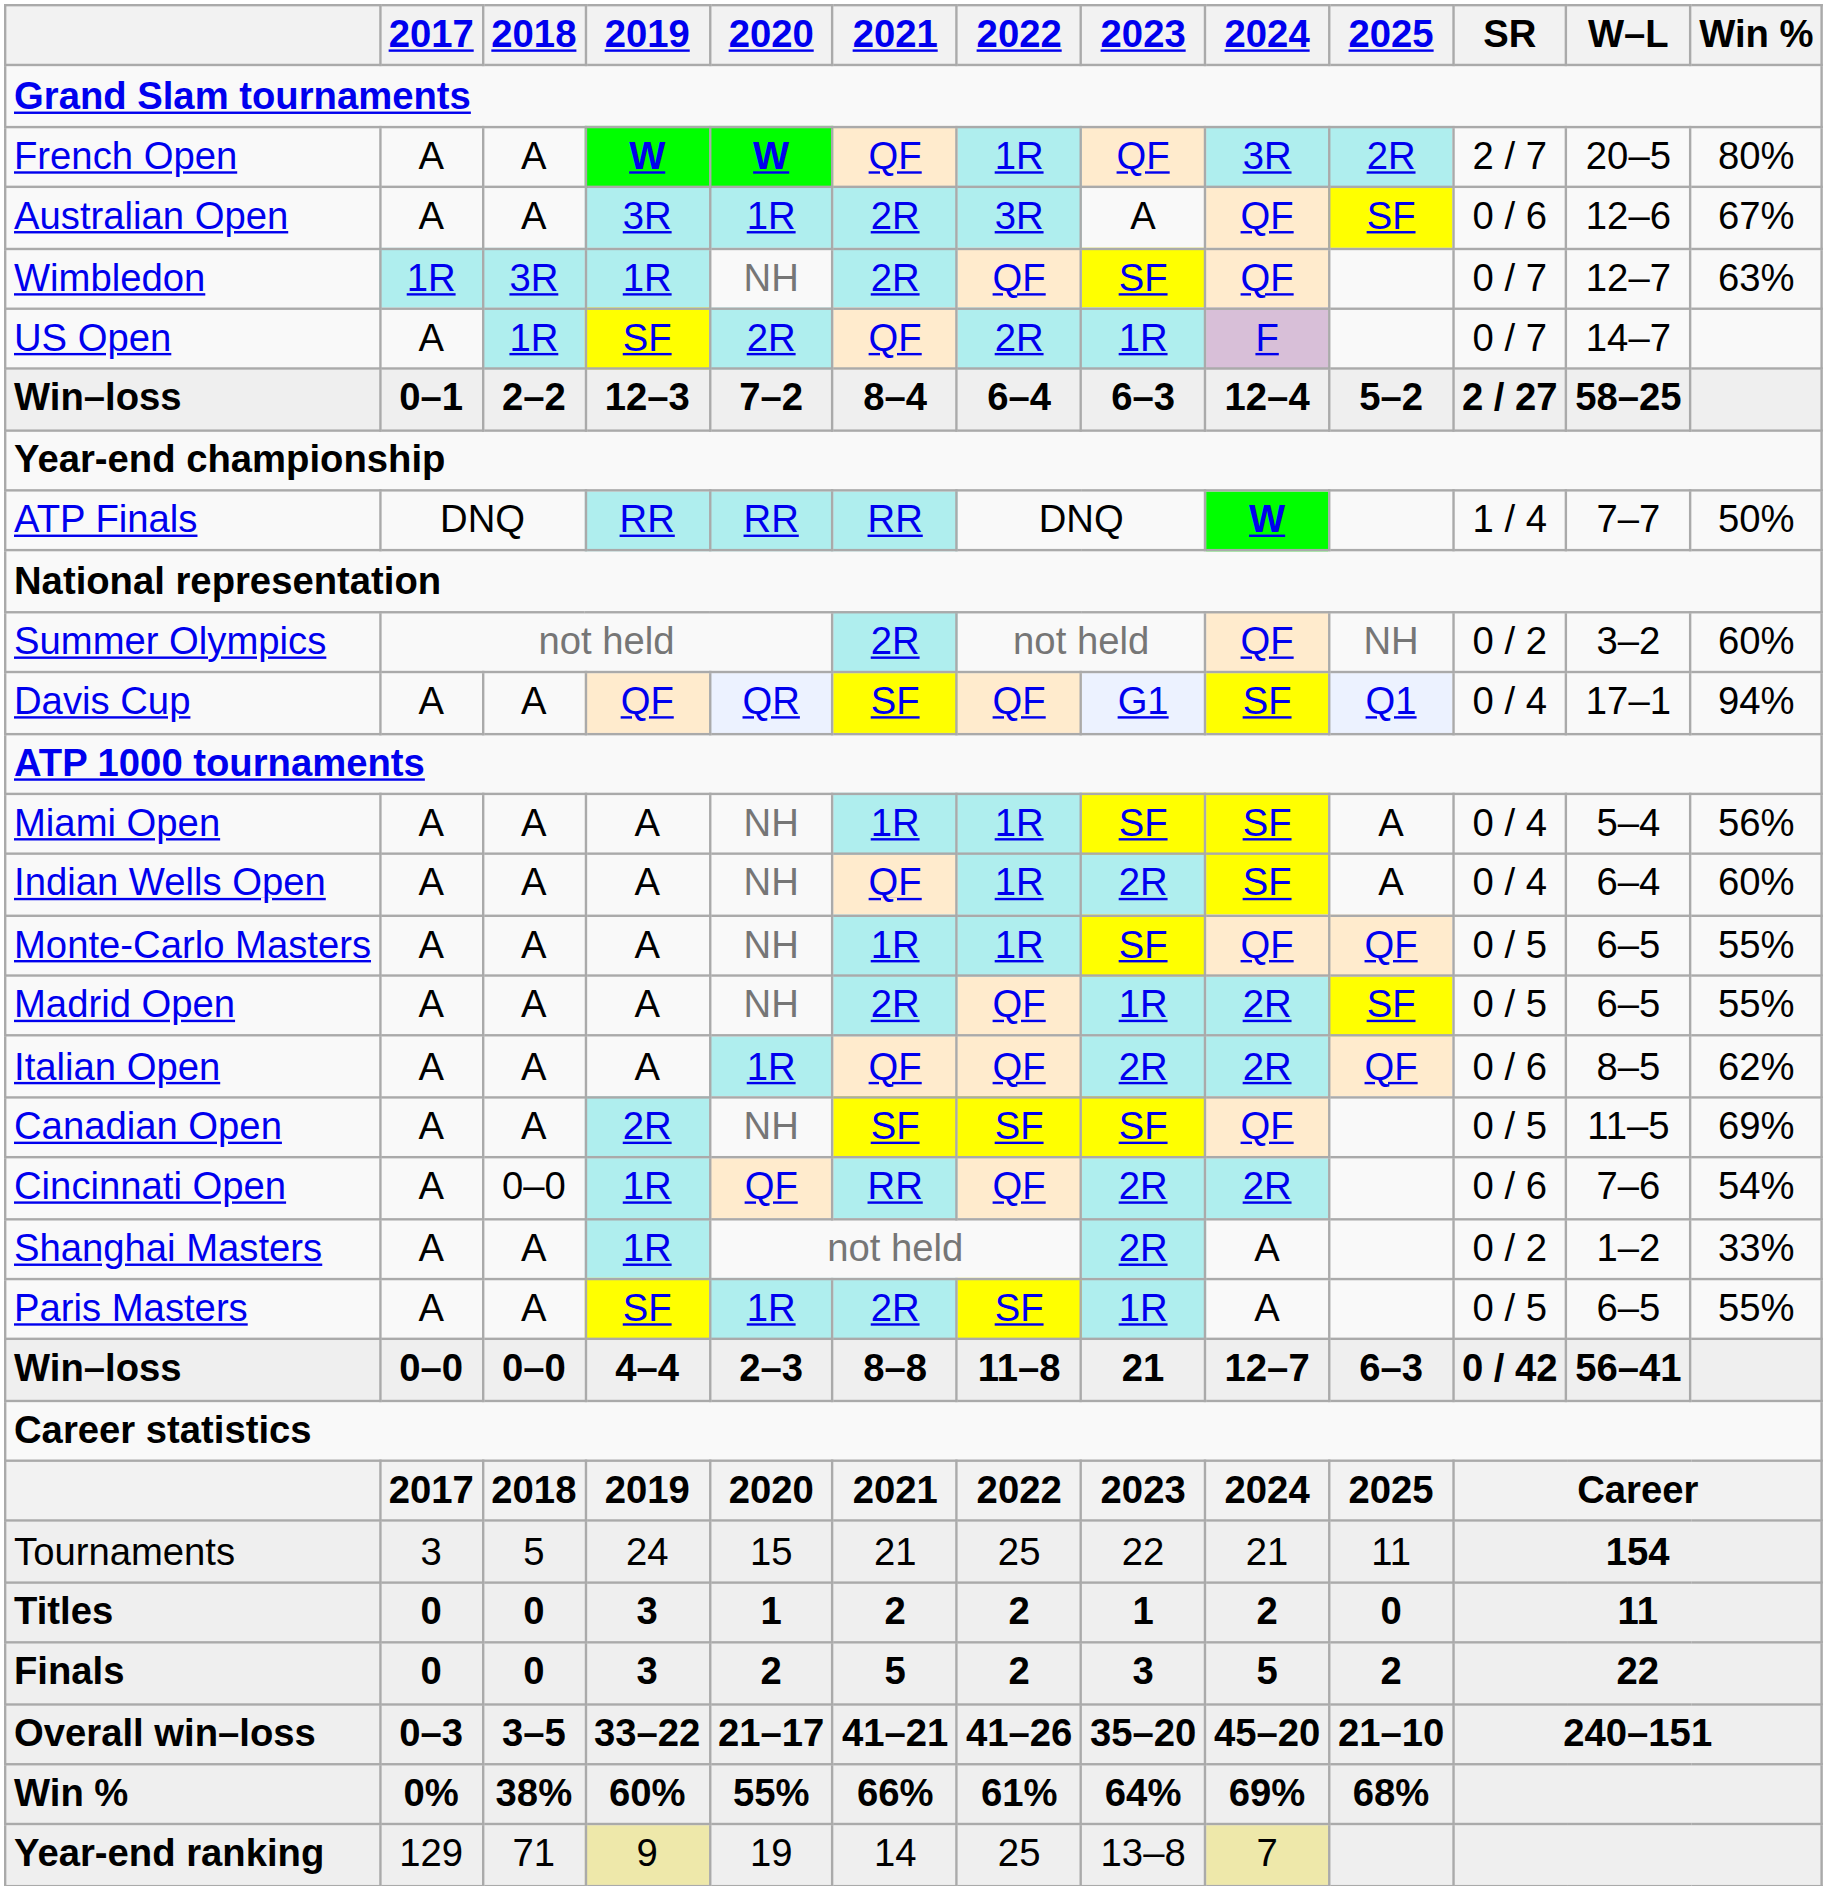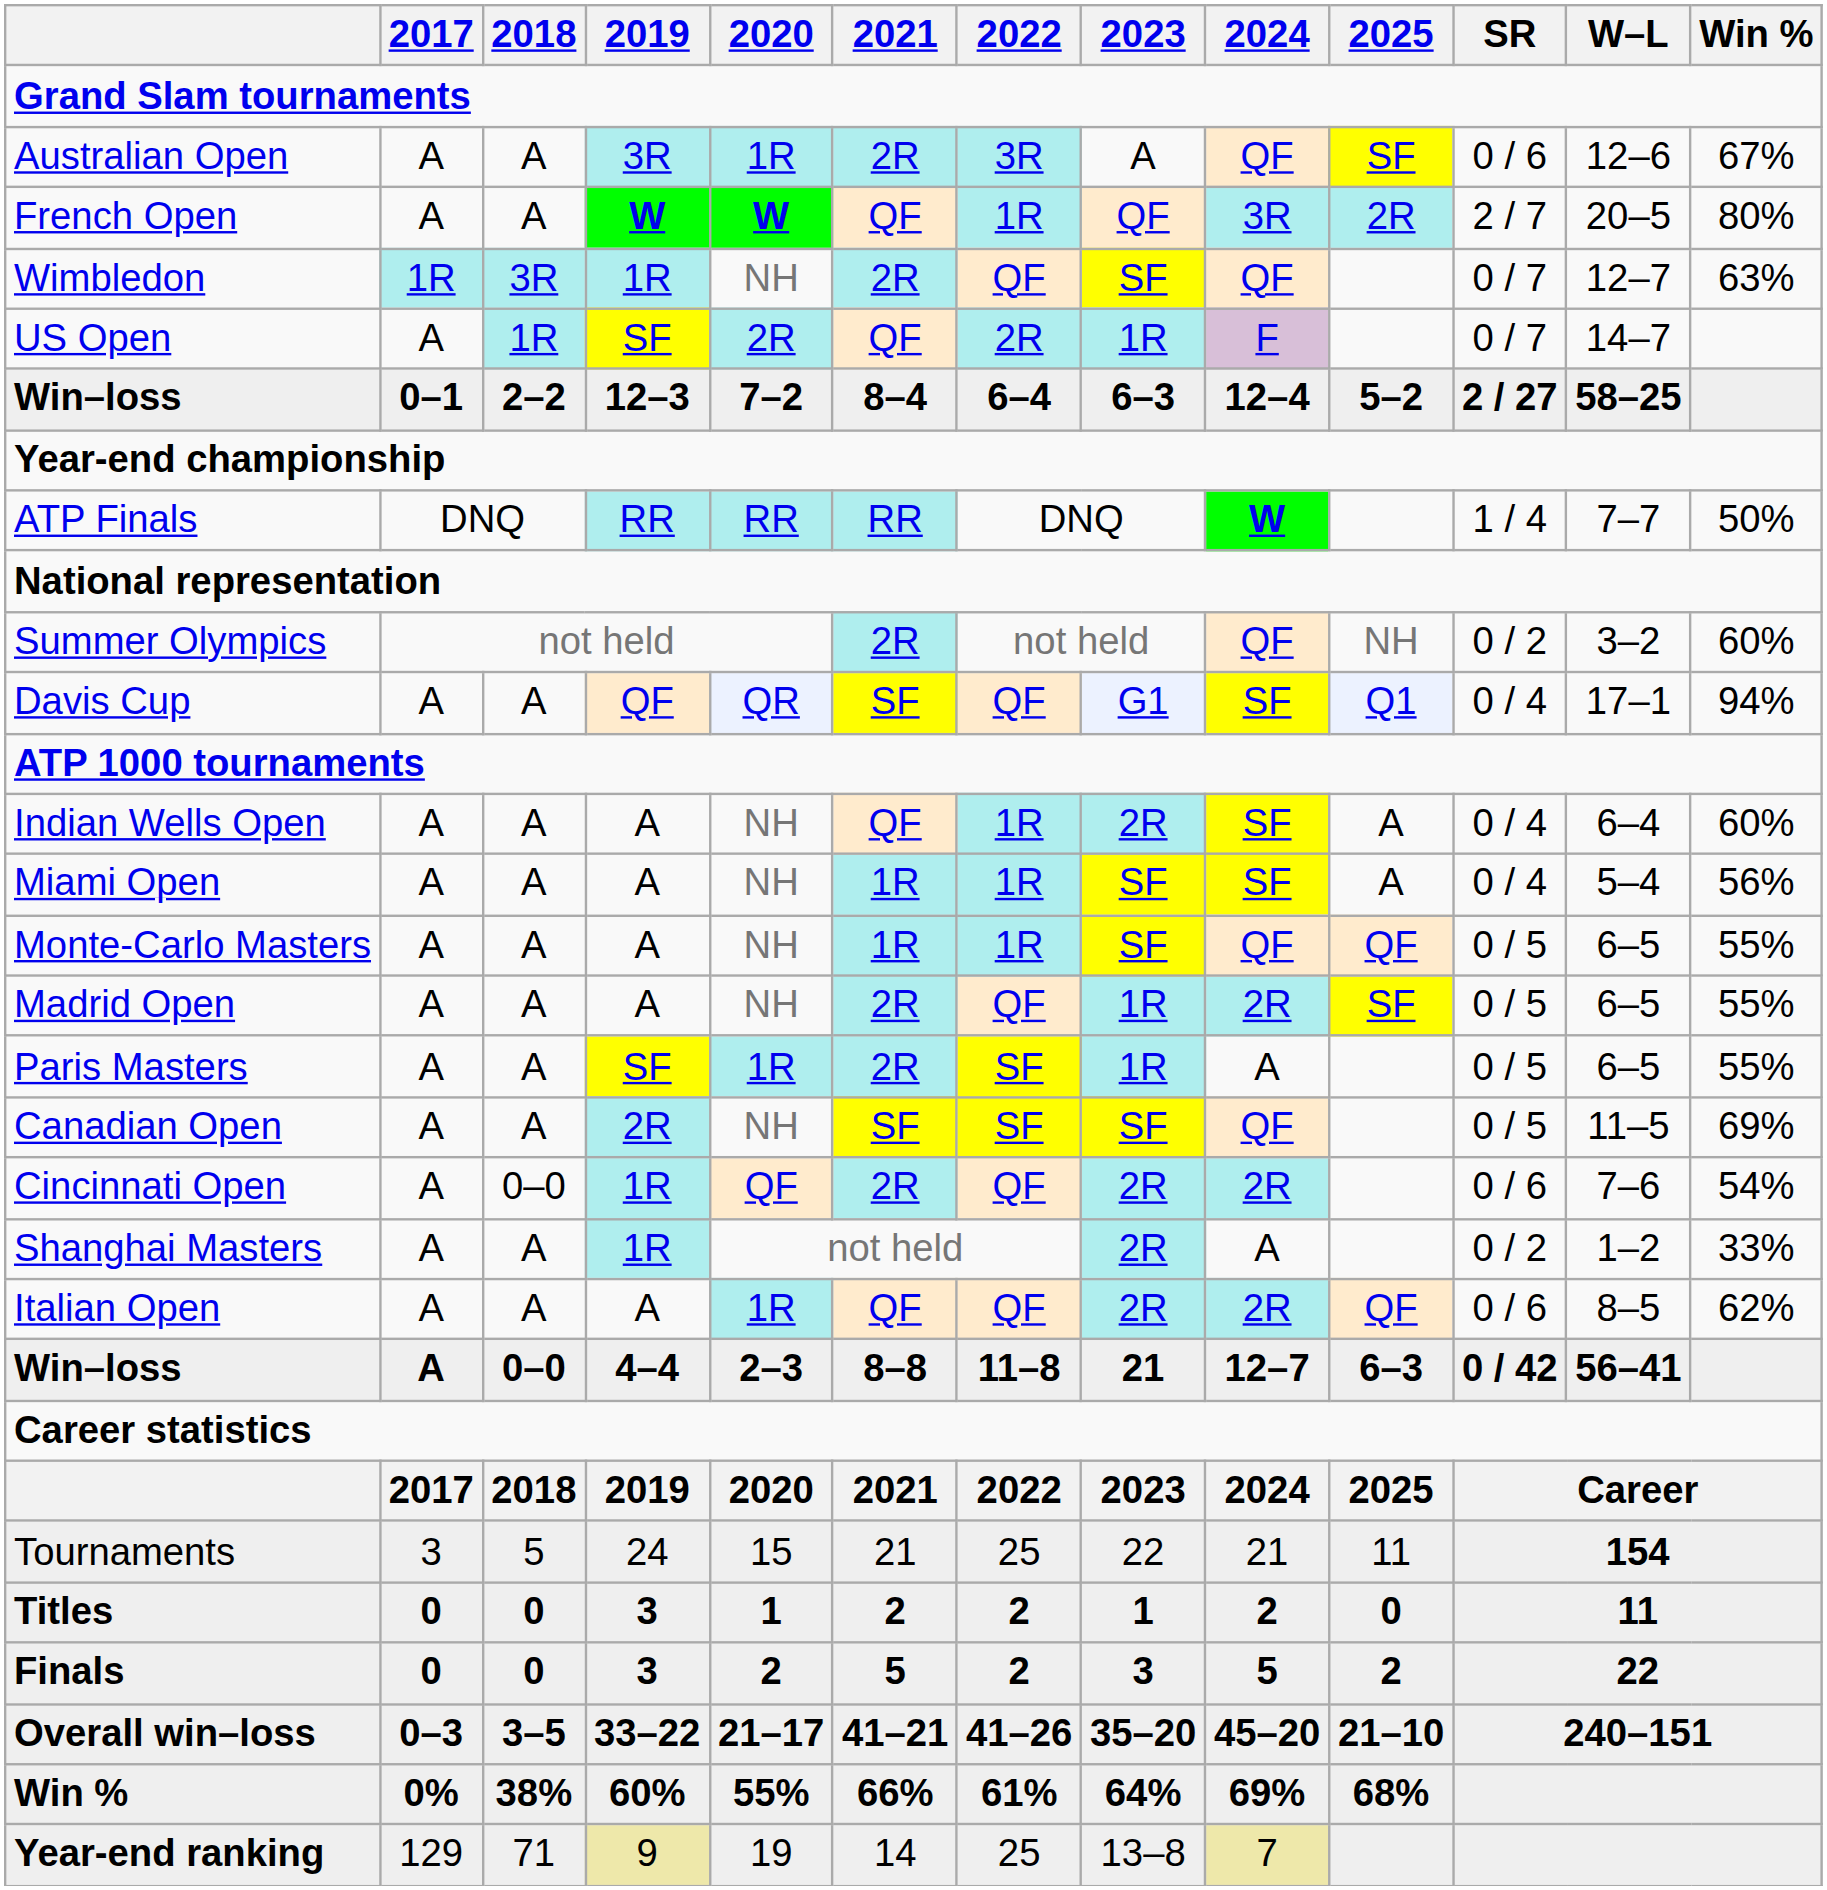rows swapped: (151, 216) <-> (126, 156)
rows swapped: (170, 883) <-> (117, 823)
rows swapped: (117, 1065) <-> (131, 1308)
(895, 1187) RR -> (895, 1187) 2R
(431, 1369) 0–0 -> (431, 1369) A
